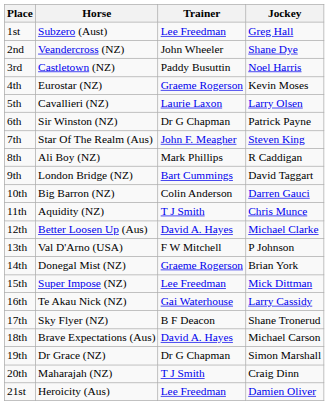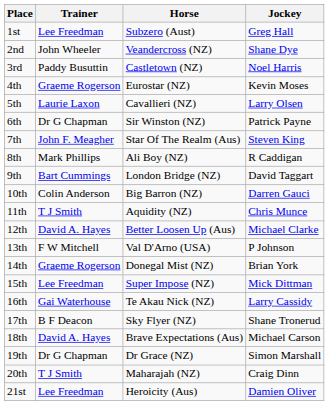columns swapped: (97, 13) <-> (202, 13)
